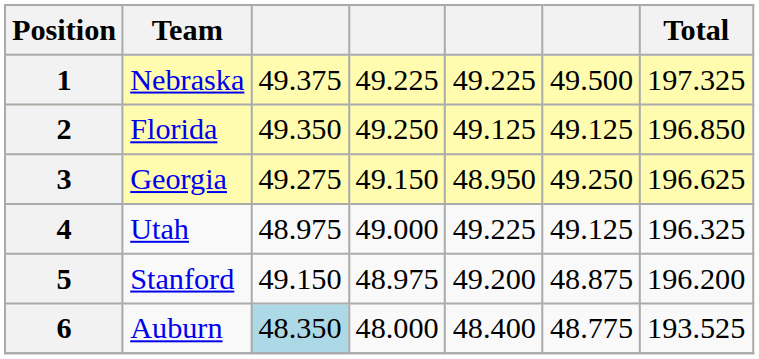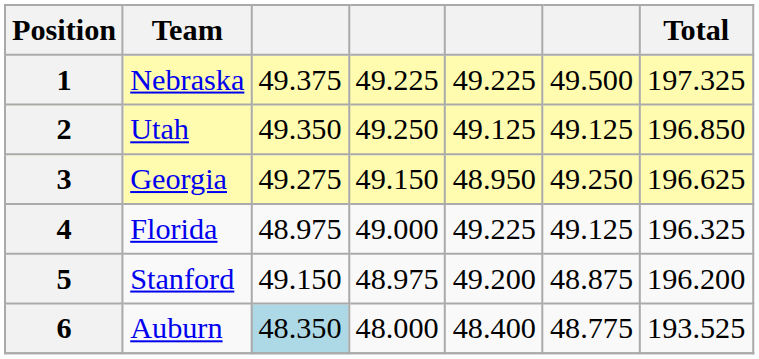(174, 129) Florida -> (160, 129) Utah
(160, 229) Utah -> (174, 229) Florida
